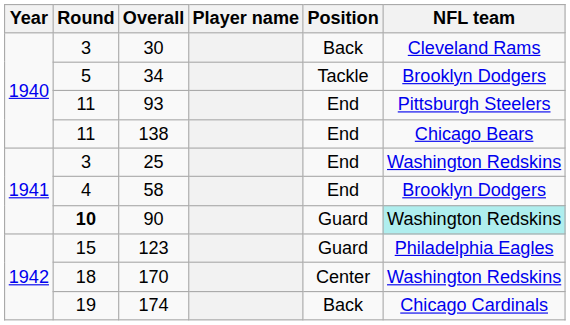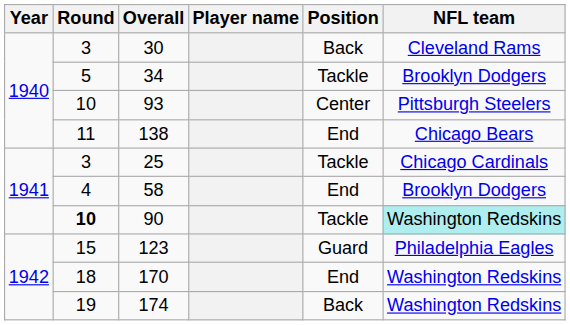(86, 104) 11 -> (86, 104) 10
(343, 104) End -> (343, 104) Center
(343, 162) End -> (343, 162) Tackle
(474, 162) Washington Redskins -> (474, 162) Chicago Cardinals
(343, 219) Guard -> (343, 219) Tackle
(343, 276) Center -> (343, 276) End
(474, 305) Chicago Cardinals -> (474, 305) Washington Redskins
